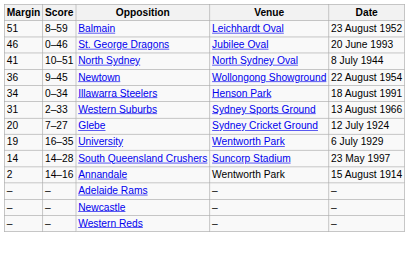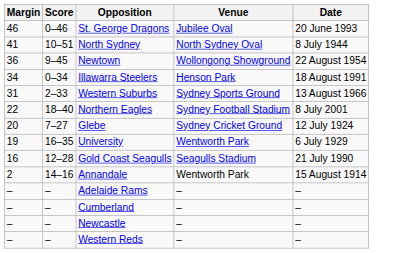- row: (97, 28)
+ row: (115, 110)
+ row: (125, 158)
- row: (143, 158)
+ row: (106, 207)
